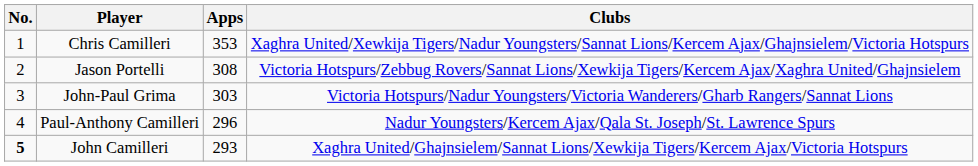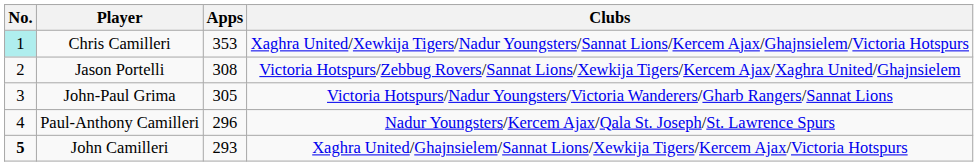(20, 43) no background -> (20, 43) paleturquoise background
(225, 95) 303 -> (225, 95) 305
